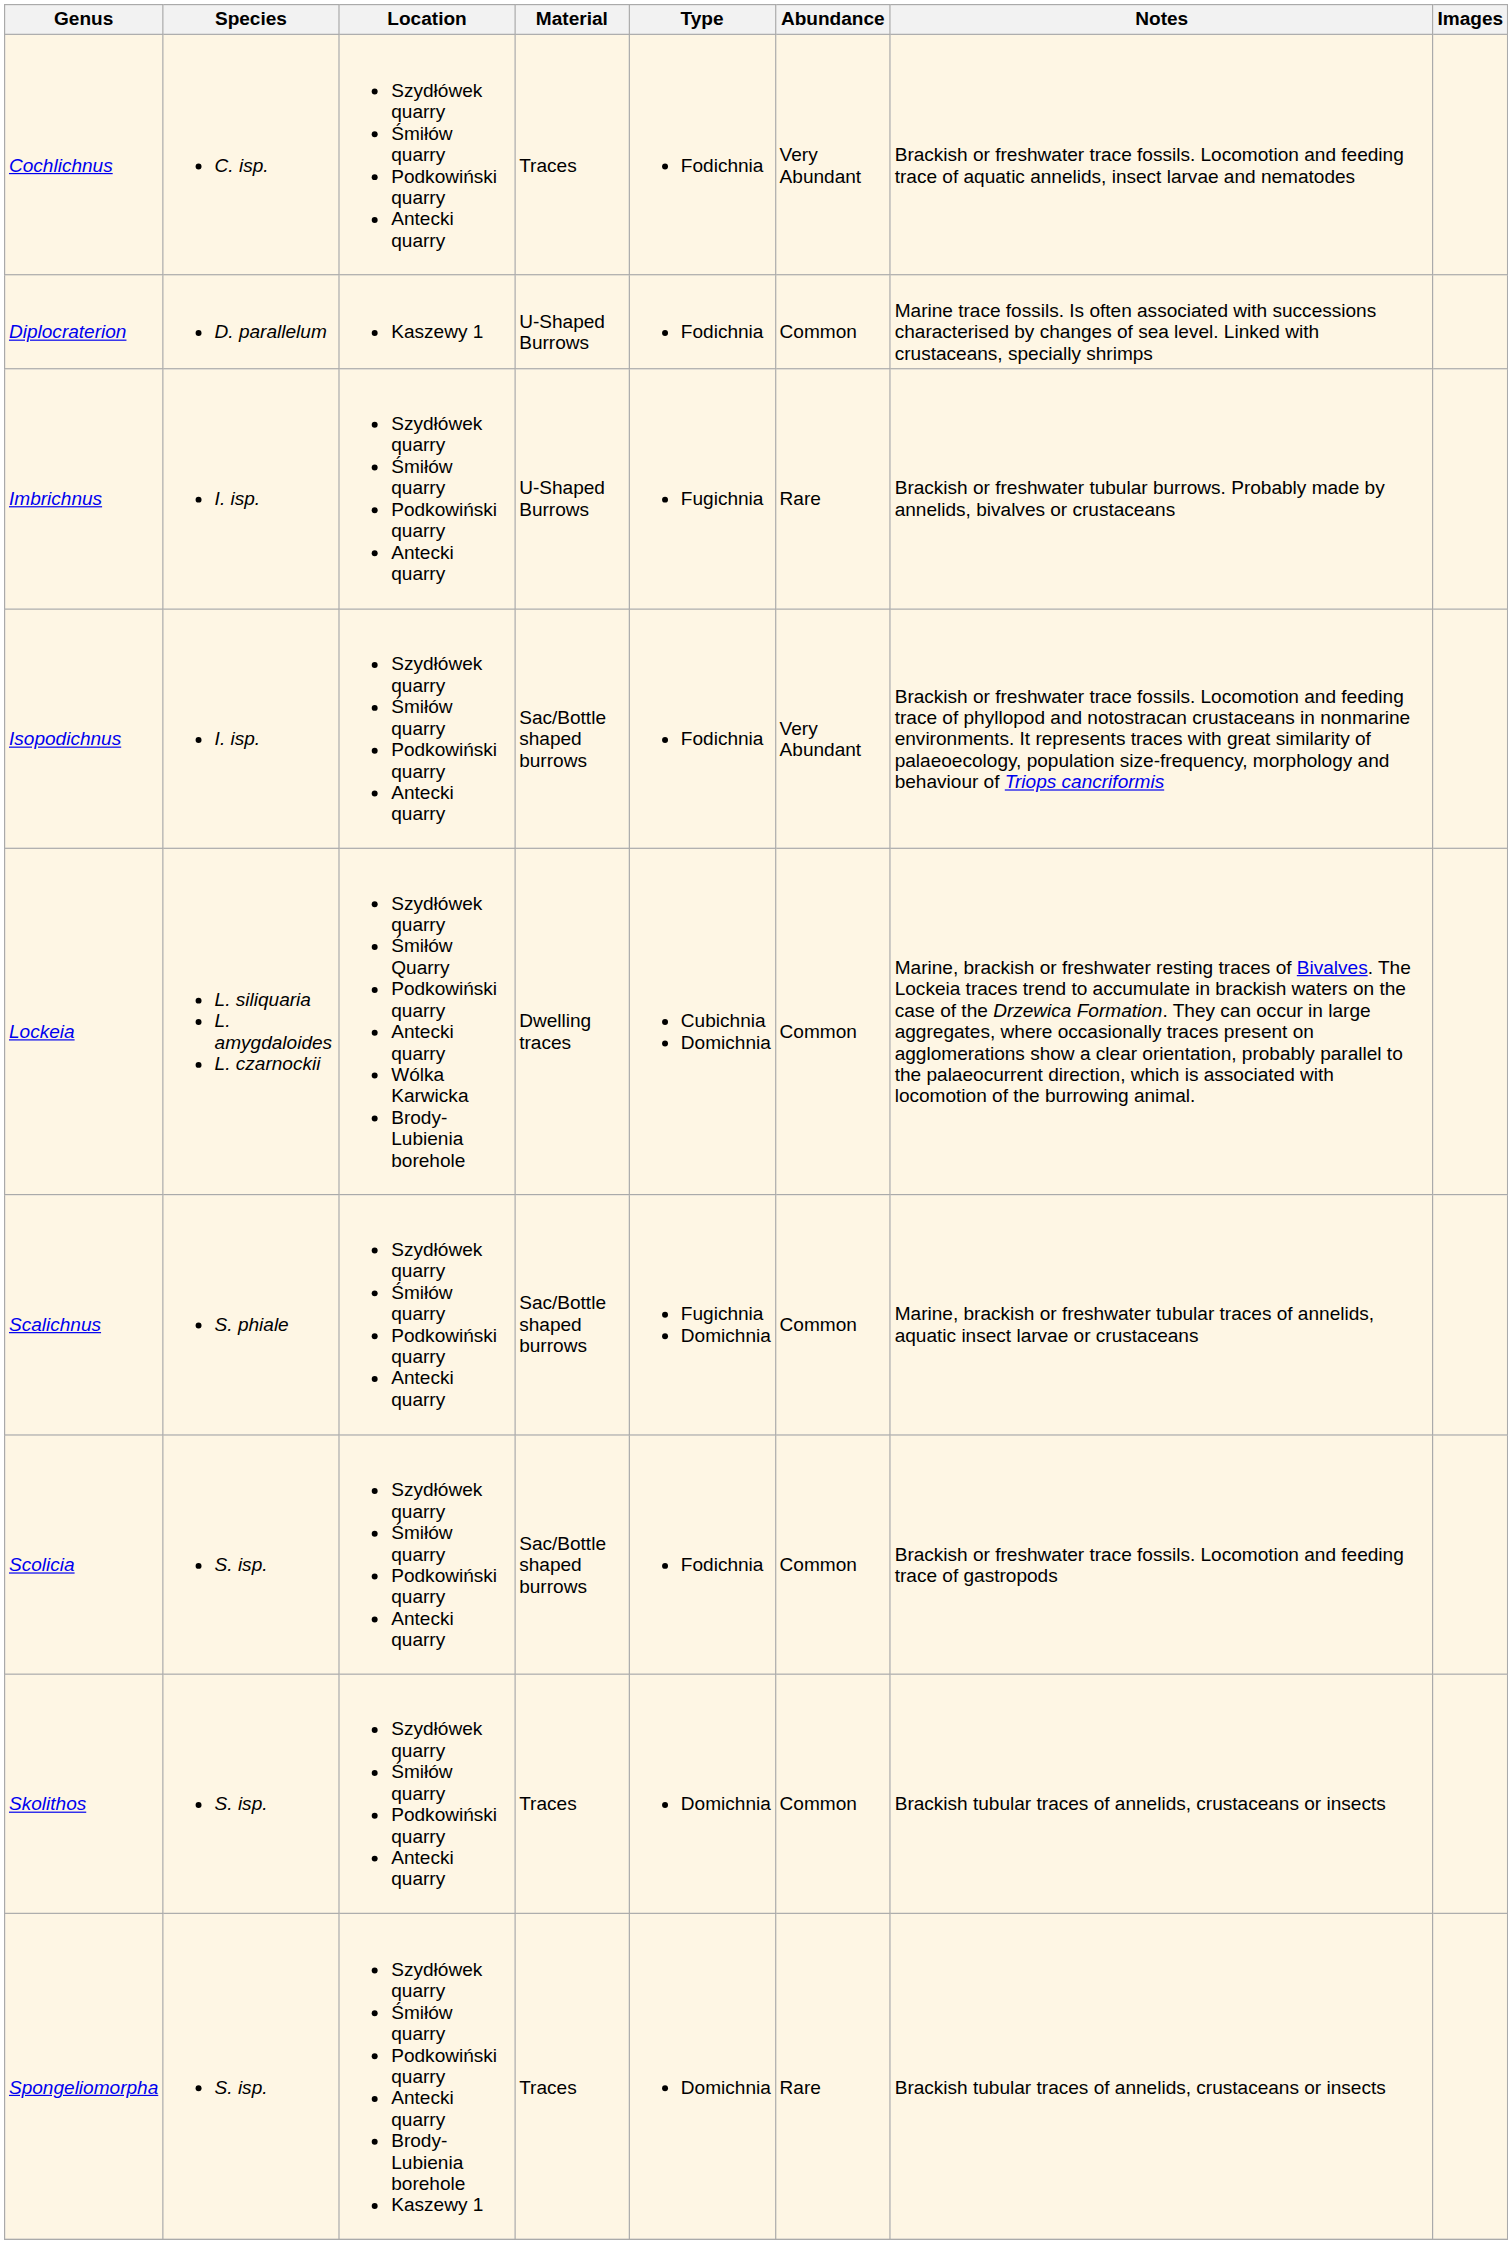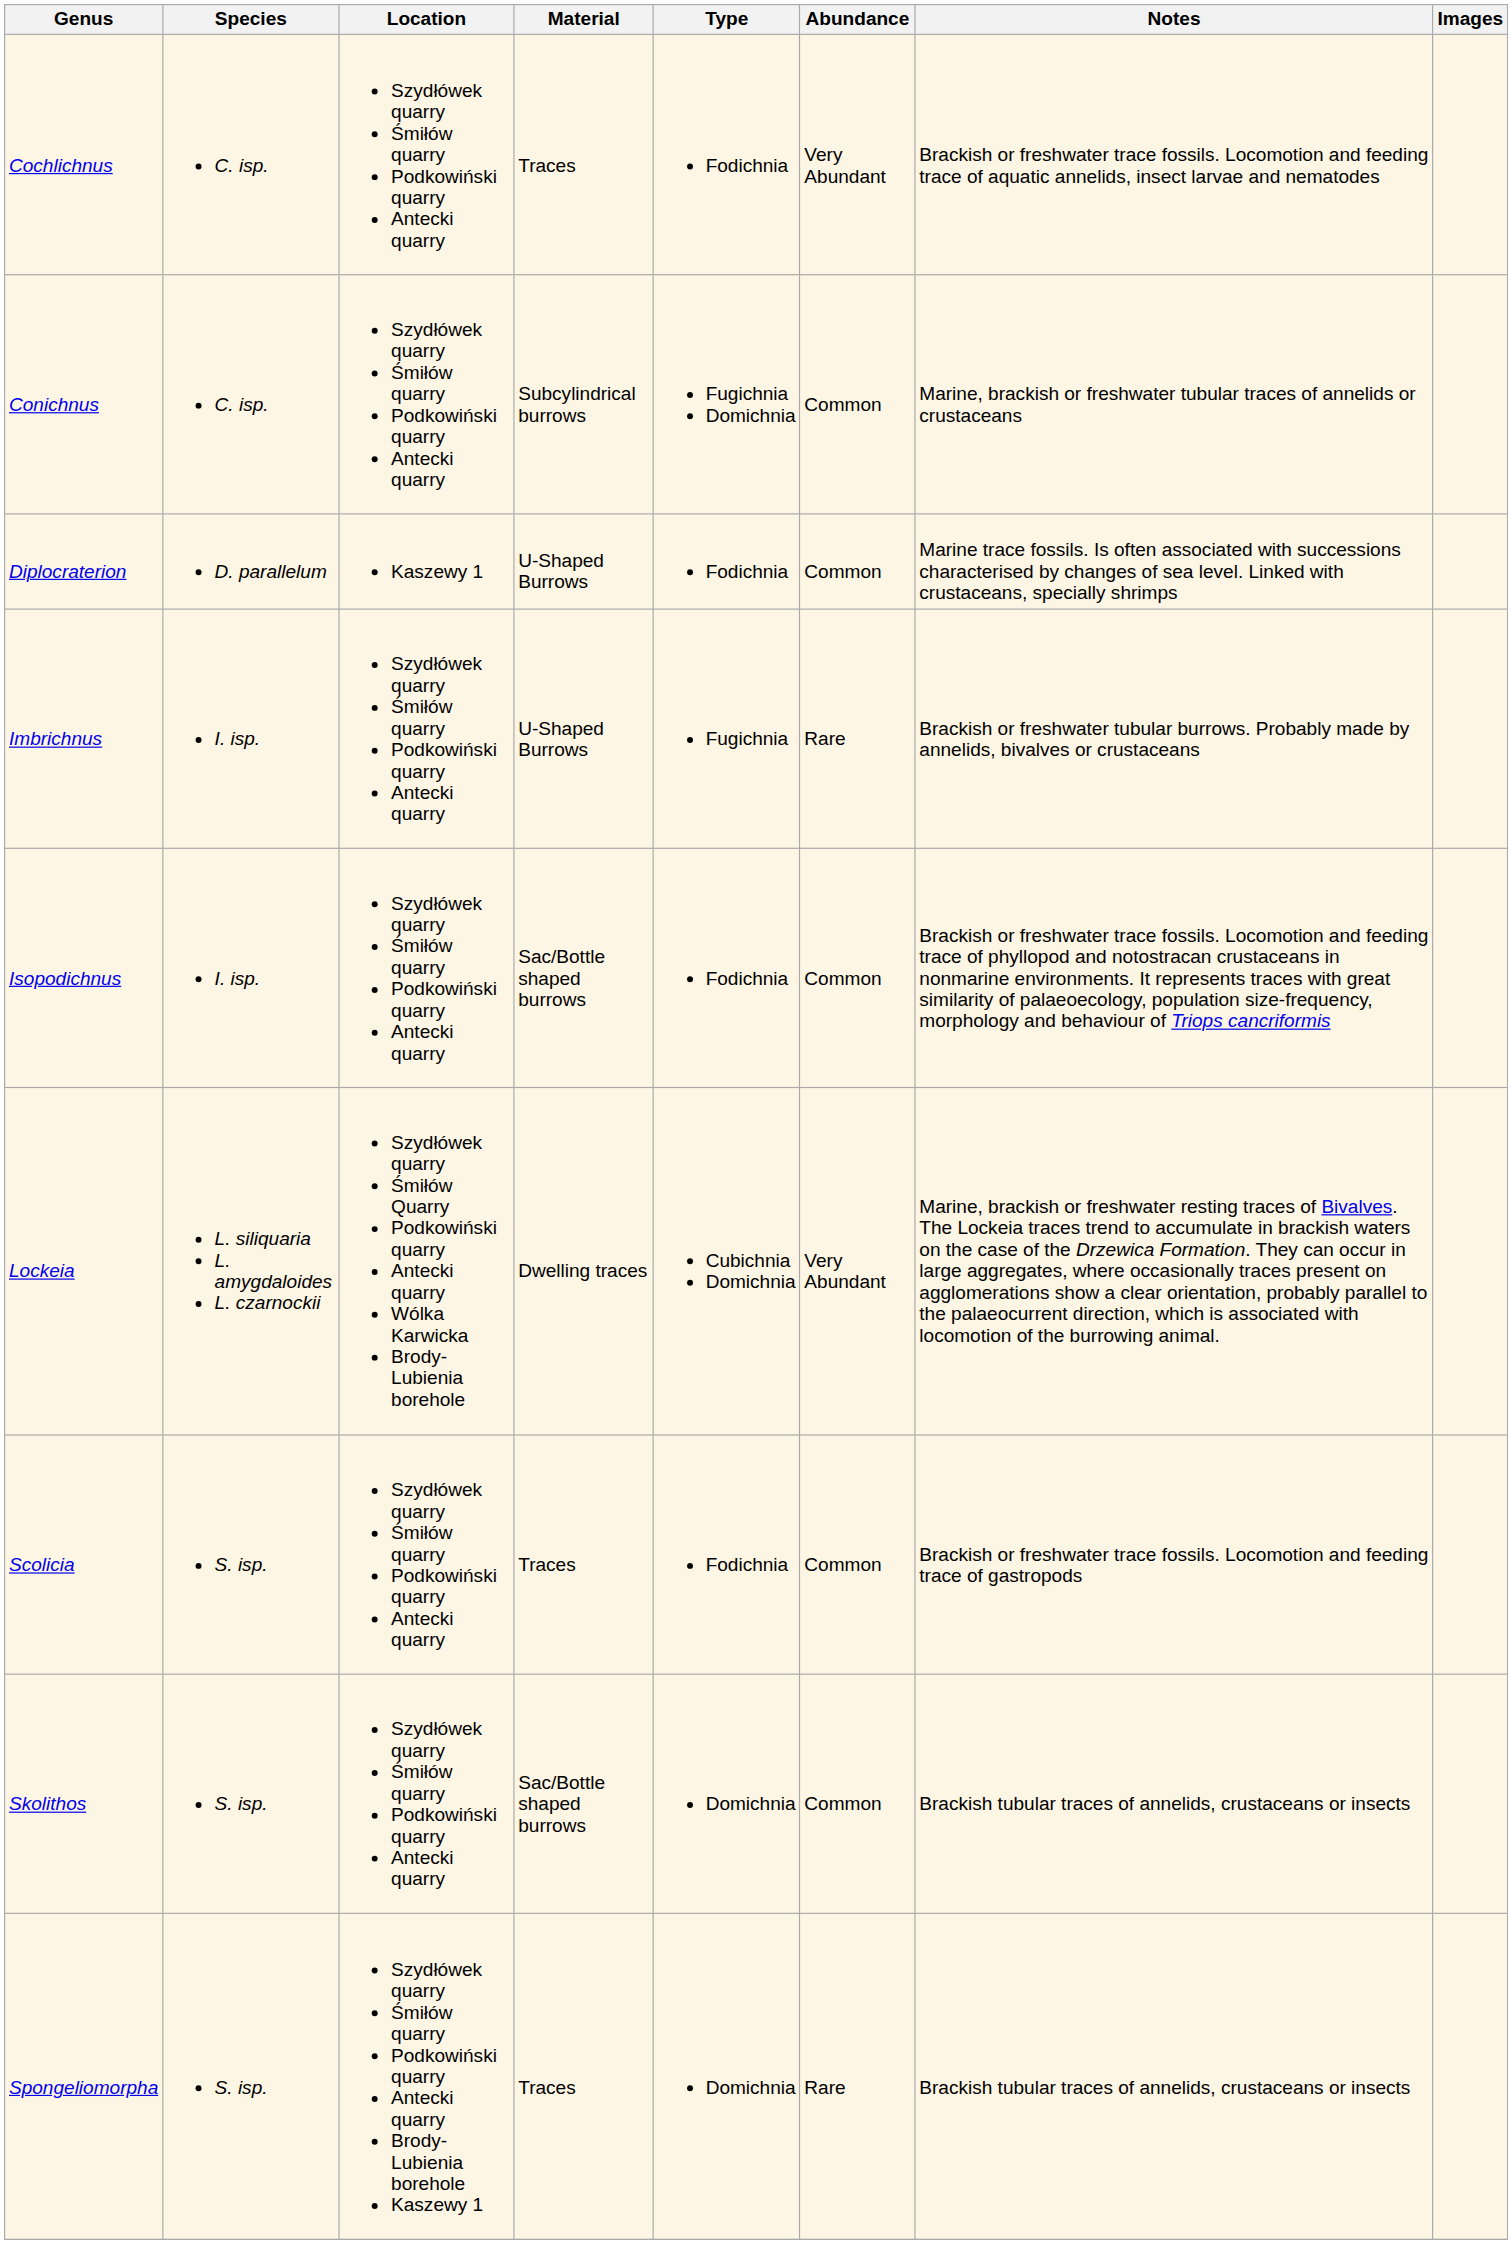+ row: (54, 404)
(820, 738) Very Abundant -> (843, 978) Common
(818, 1032) Common -> (845, 1271) Very Abundant
- row: (55, 1325)
(563, 1564) Sac/Bottle shaped burrows -> (547, 1564) Traces
(548, 1804) Traces -> (562, 1804) Sac/Bottle shaped burrows
